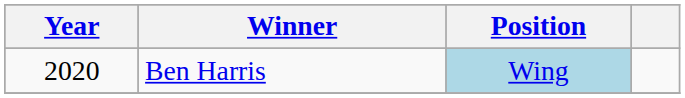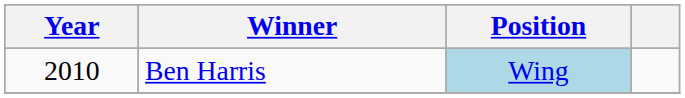(72, 70) 2020 -> (72, 70) 2010
